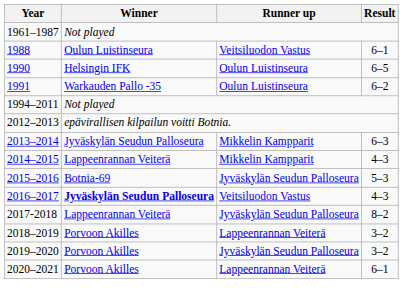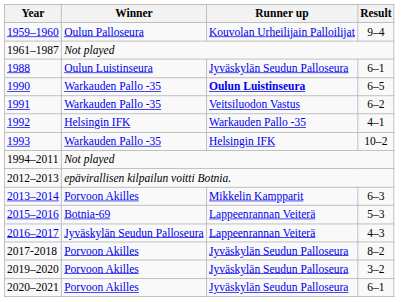+ row: (33, 31)
(265, 50) Veitsiluodon Vastus -> (279, 68) Jyväskylän Seudun Palloseura
(97, 68) Helsingin IFK -> (113, 86) Warkauden Pallo -35
(264, 68) normal -> (257, 86) bold
(264, 86) Oulun Luistinseura -> (254, 104) Veitsiluodon Vastus
+ row: (19, 123)
+ row: (19, 141)
(134, 141) Jyväskylän Seudun Palloseura -> (101, 196) Porvoon Akilles
- row: (33, 159)
(289, 178) Jyväskylän Seudun Palloseura -> (262, 214) Lappeenrannan Veiterä
(139, 196) bold -> (134, 232) normal
(265, 196) Veitsiluodon Vastus -> (262, 232) Lappeenrannan Veiterä
(117, 214) Lappeenrannan Veiterä -> (101, 251) Porvoon Akilles
- row: (33, 232)
(272, 269) Lappeenrannan Veiterä -> (279, 287) Jyväskylän Seudun Palloseura
